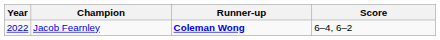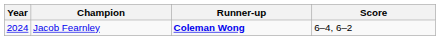(18, 28) 2022 -> (18, 28) 2024
